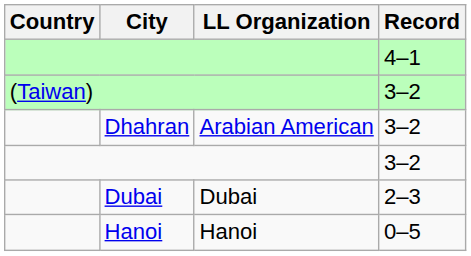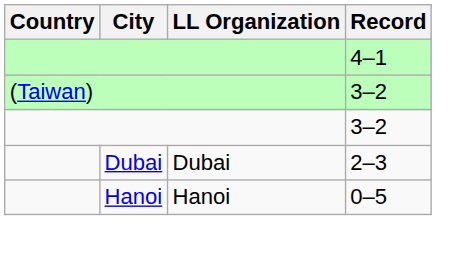- row: (147, 127)
